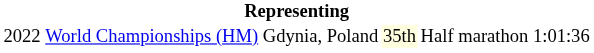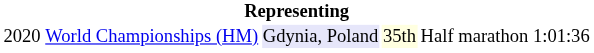(22, 36) 2022 -> (22, 36) 2020
(321, 36) no background -> (321, 36) lavender background
